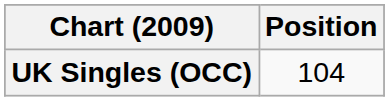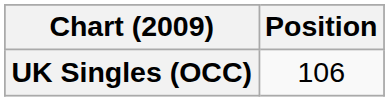(321, 72) 104 -> (321, 72) 106
